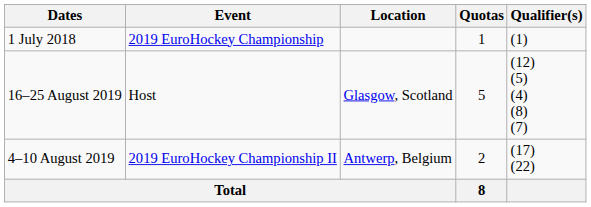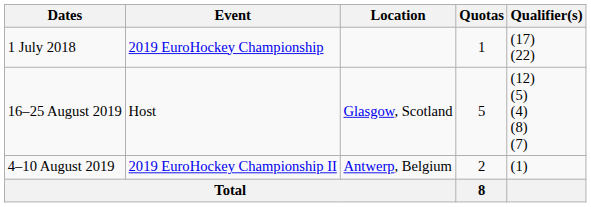(519, 39) (1) -> (523, 47) (17) (22)
(523, 159) (17) (22) -> (519, 167) (1)
